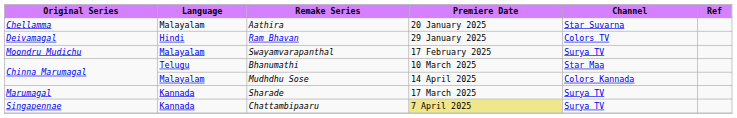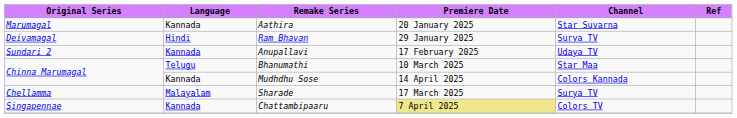(29, 25) Chellamma -> (29, 25) Marumagal
(182, 25) Malayalam -> (183, 25) Kannada
(587, 38) Colors TV -> (578, 38) Surya TV
- row: (291, 52)
+ row: (283, 52)
(182, 79) Malayalam -> (183, 79) Kannada
(29, 92) Marumagal -> (29, 92) Chellamma
(177, 92) Kannada -> (188, 92) Malayalam
(584, 106) Surya TV -> (580, 106) Colors TV
